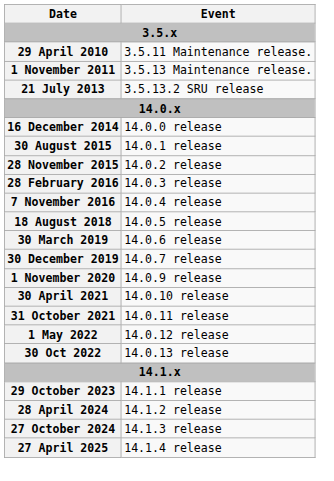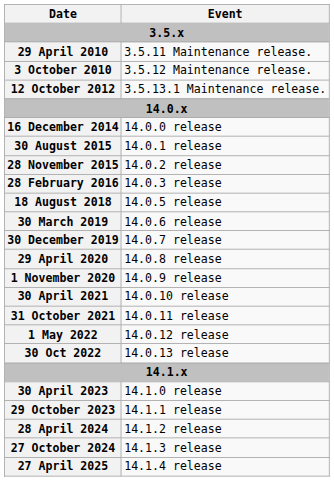+ row: (63, 70)
- row: (63, 70)
+ row: (63, 89)
- row: (63, 89)
- row: (63, 202)
+ row: (63, 259)
+ row: (63, 391)
